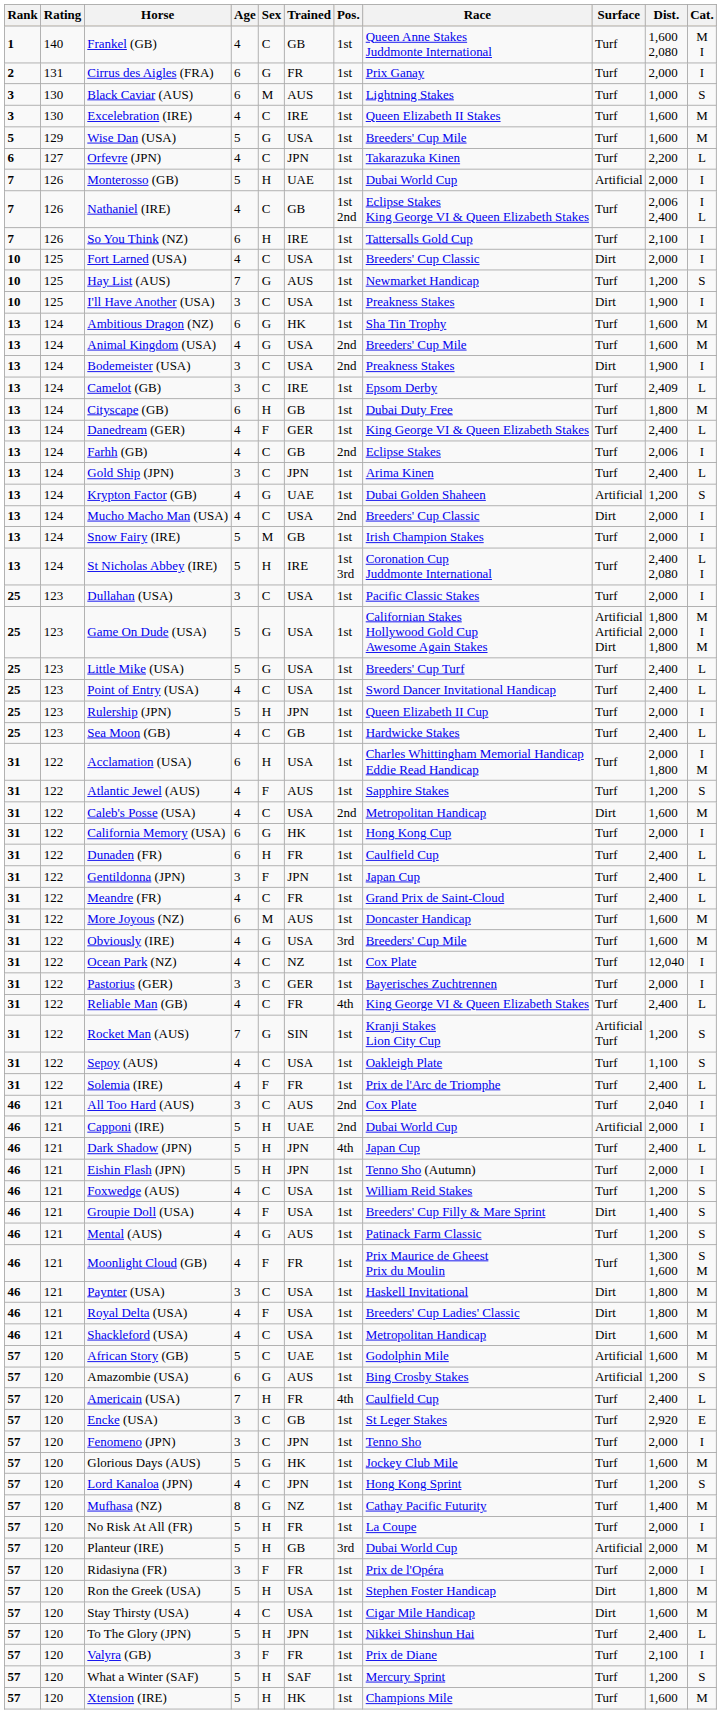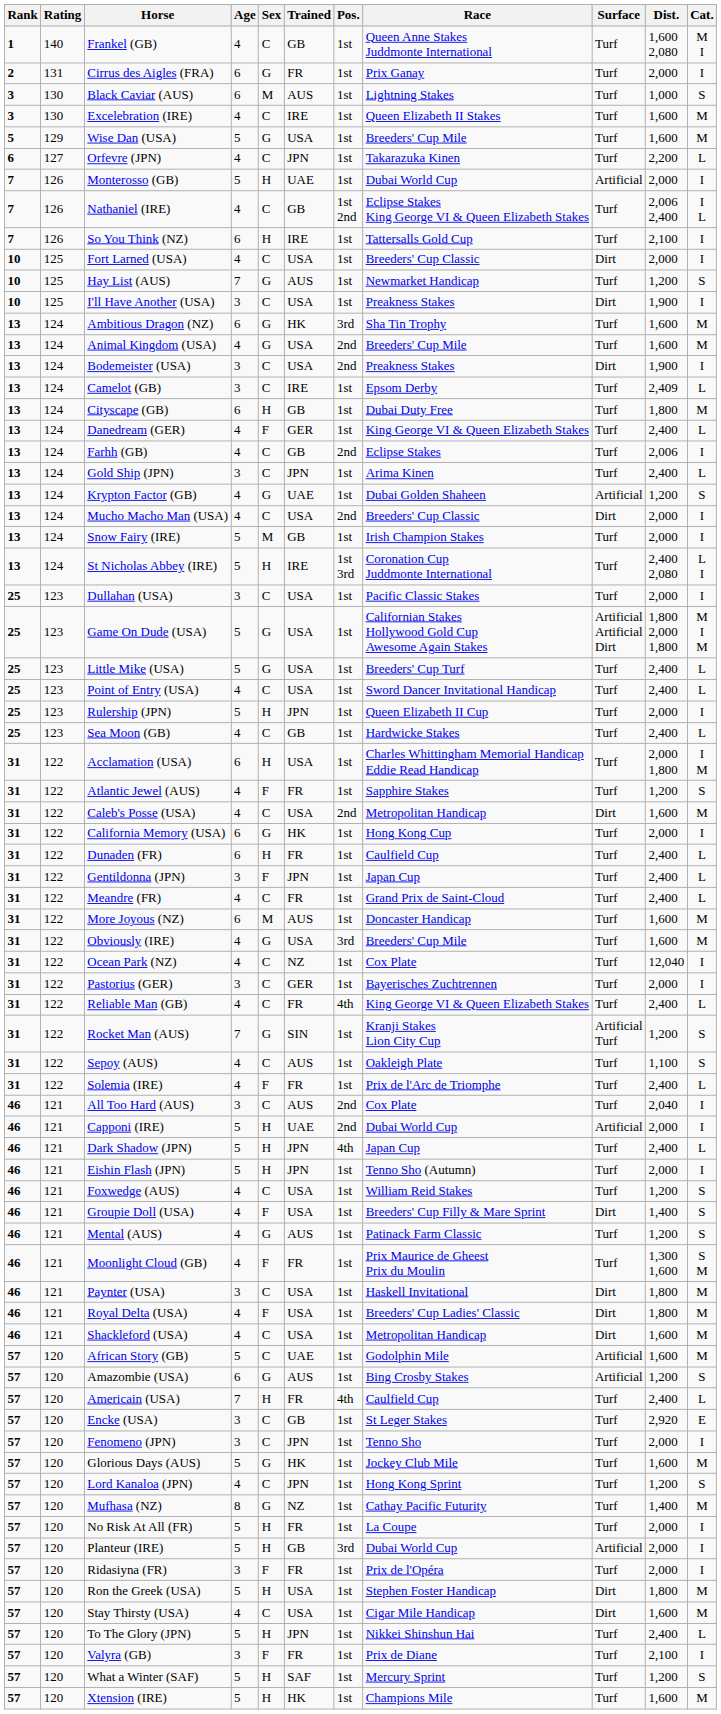(345, 324) 1st -> (346, 324) 3rd
(300, 791) AUS -> (295, 791) FR
(300, 1063) USA -> (300, 1063) AUS
(702, 1548) M -> (702, 1548) I
